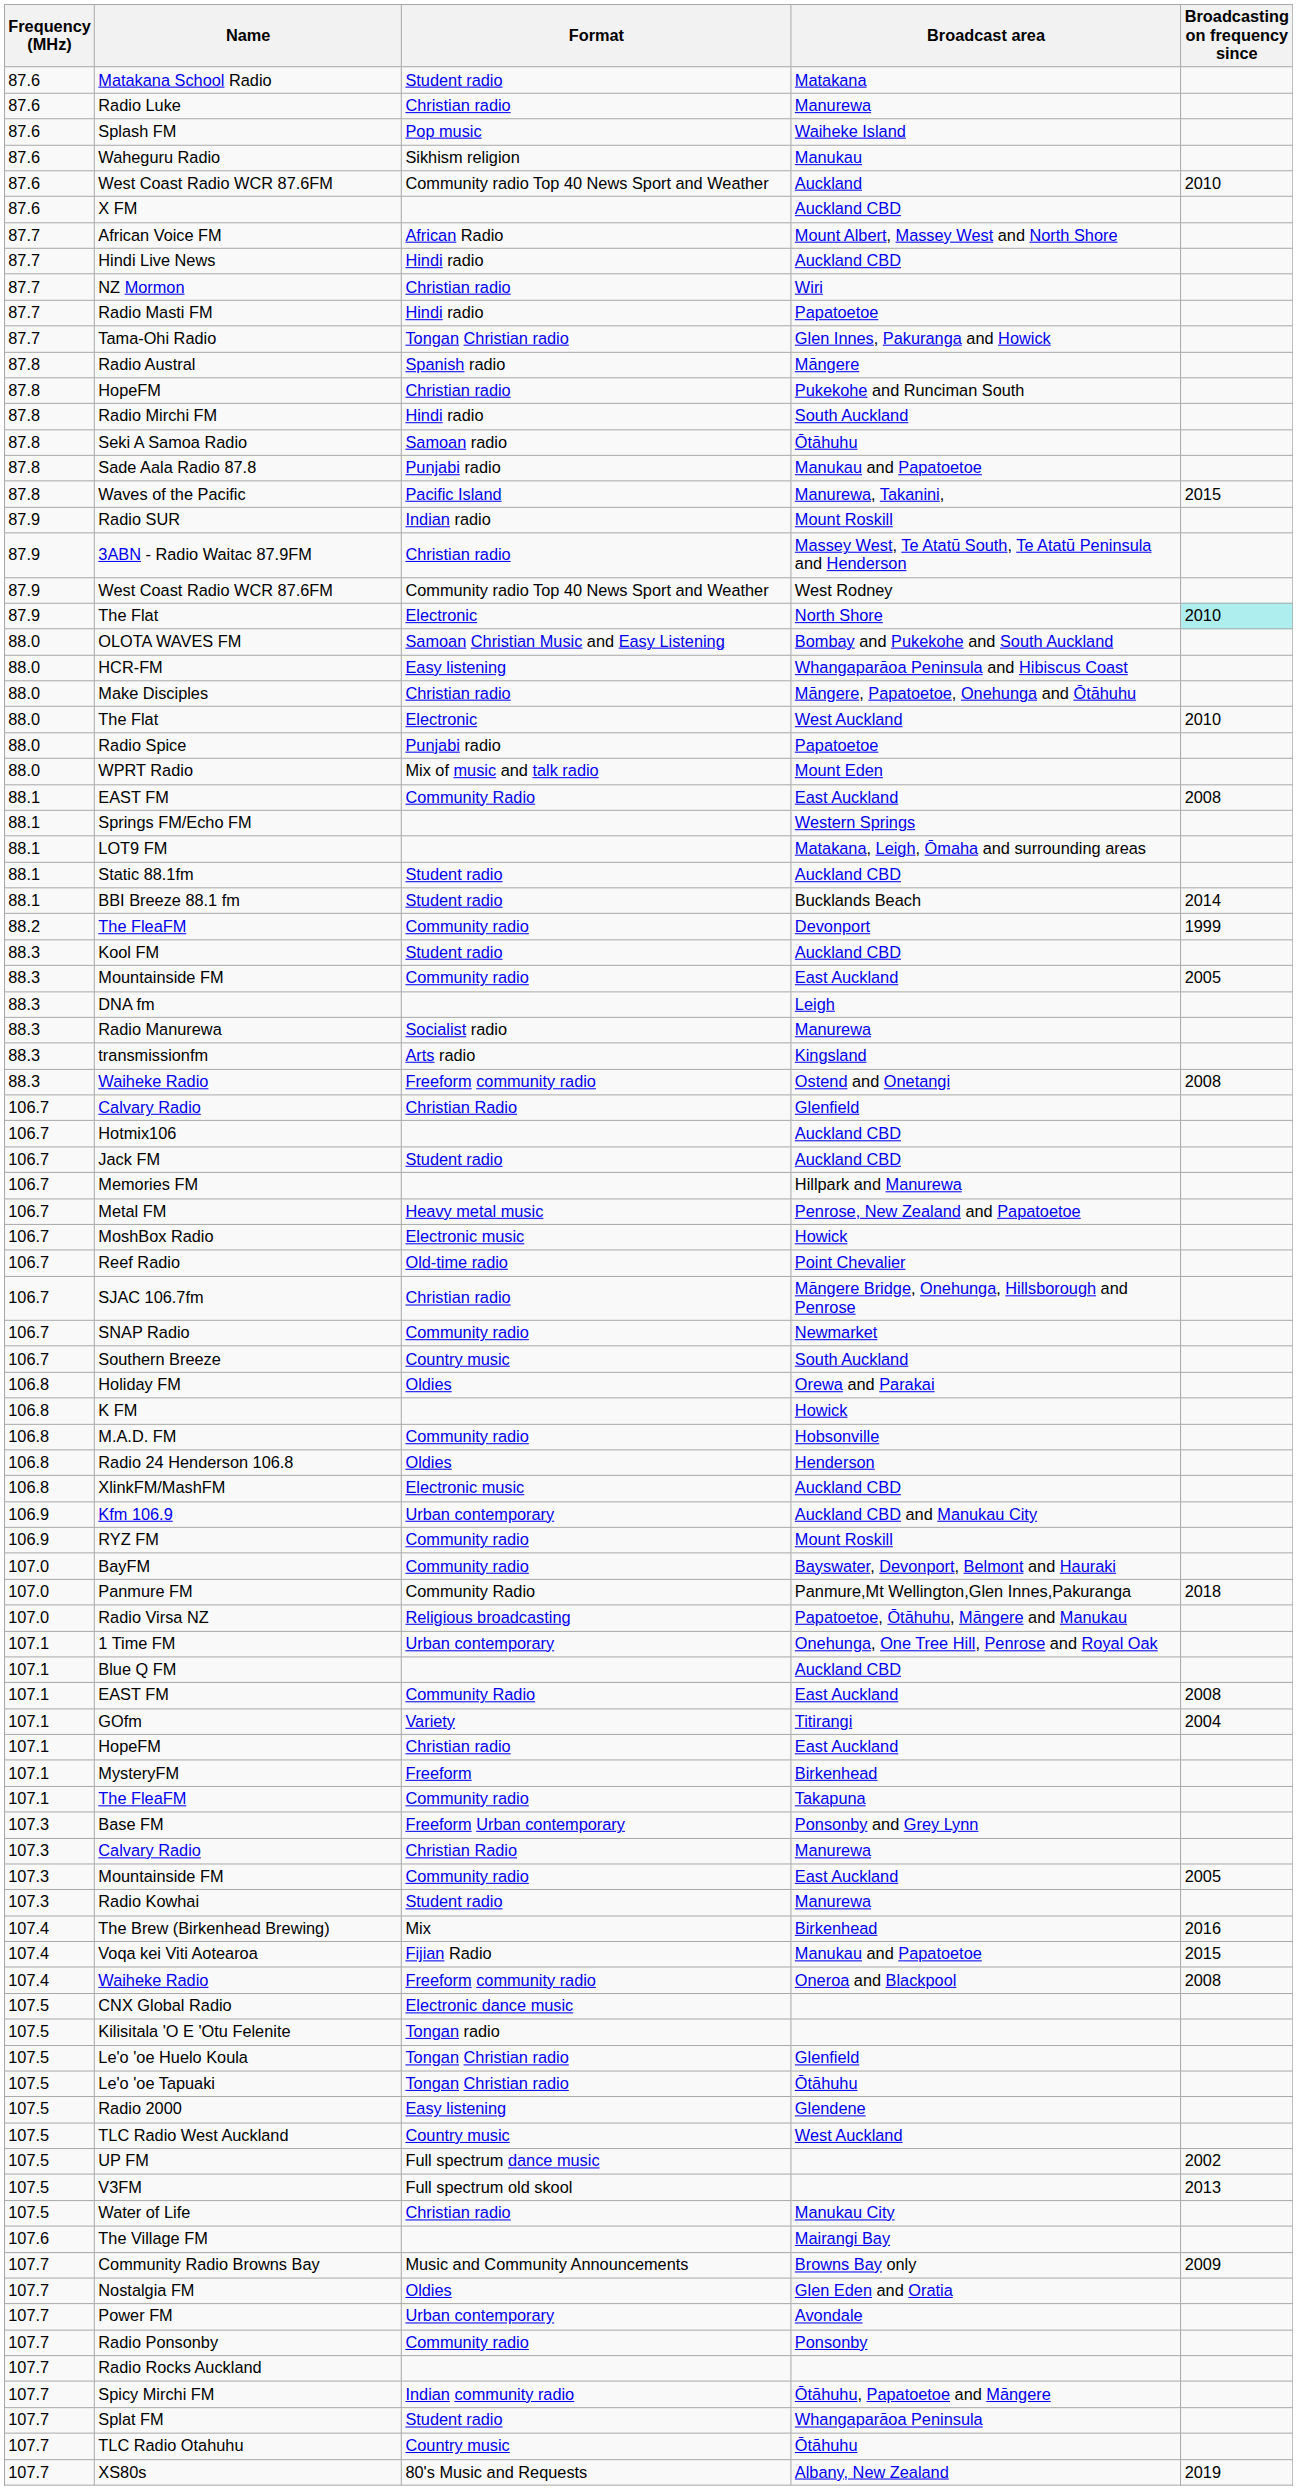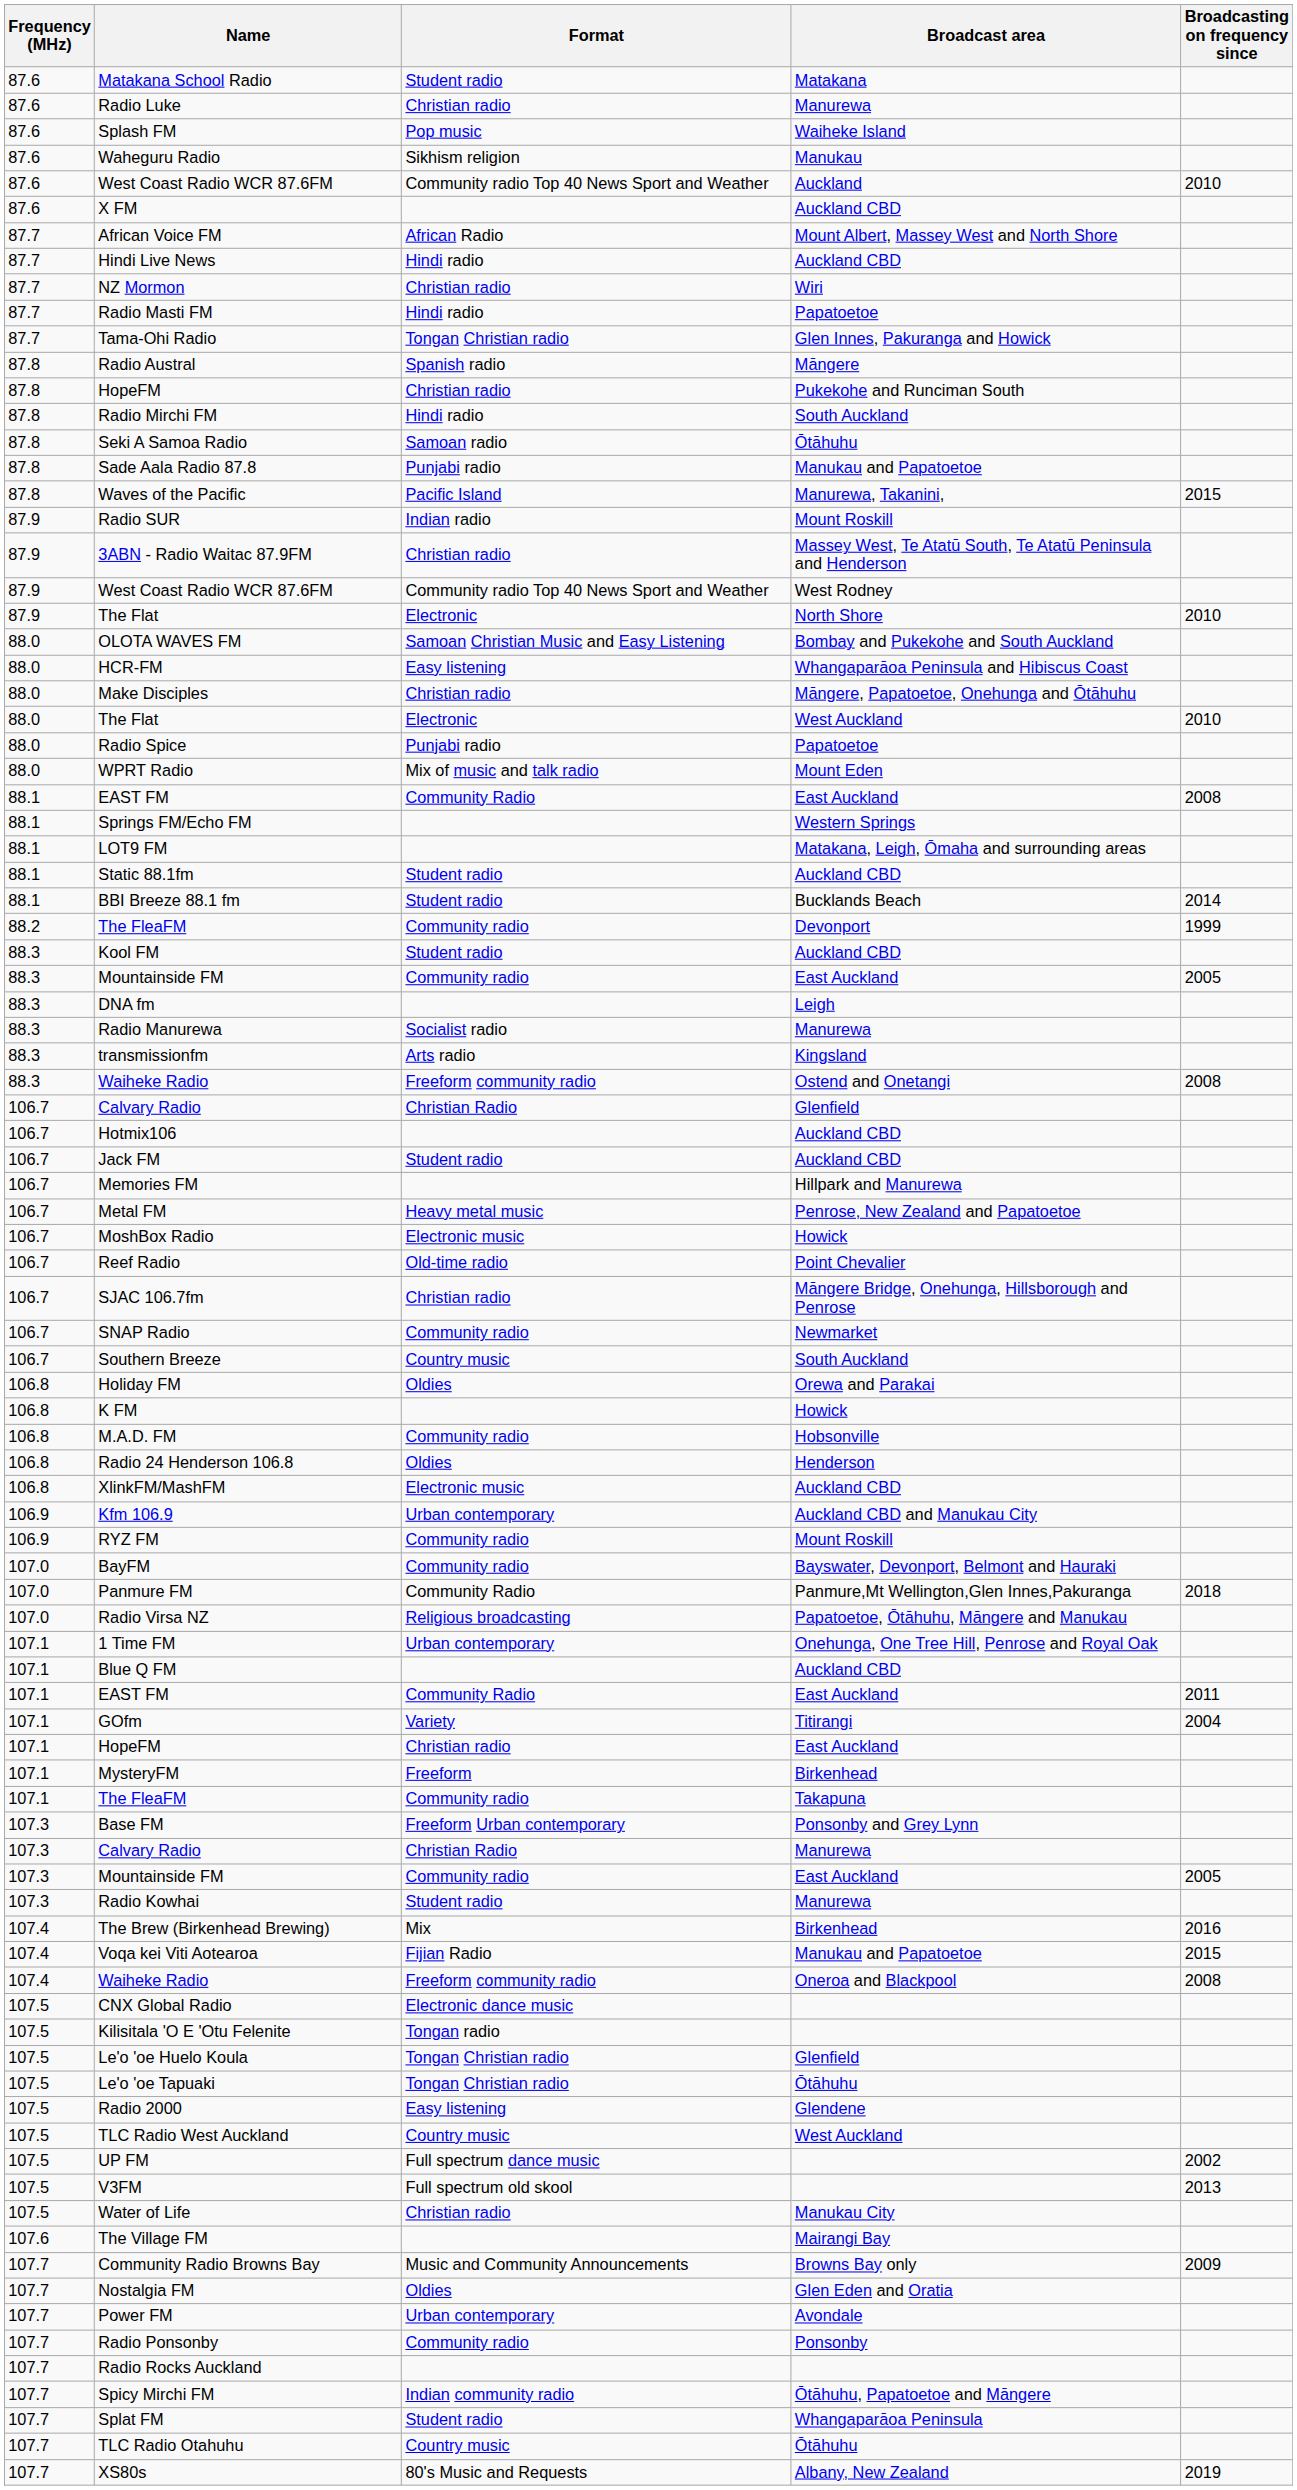(1203, 616) paleturquoise background -> (1203, 616) no background
(1203, 1695) 2008 -> (1202, 1695) 2011
